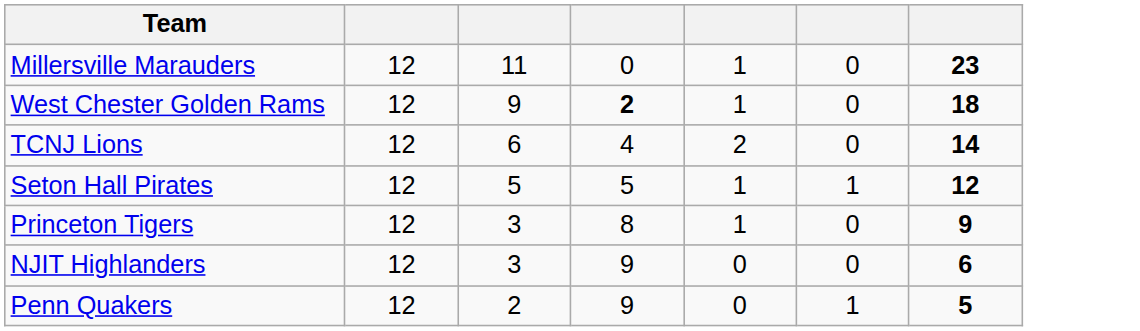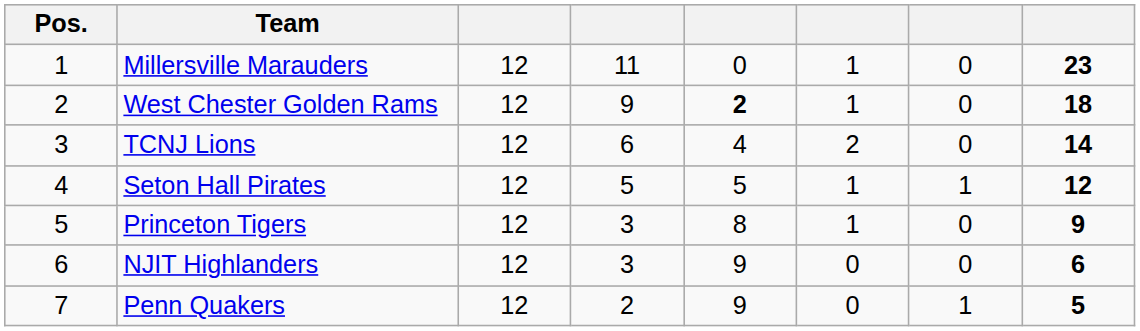+ column: (61, 24)
